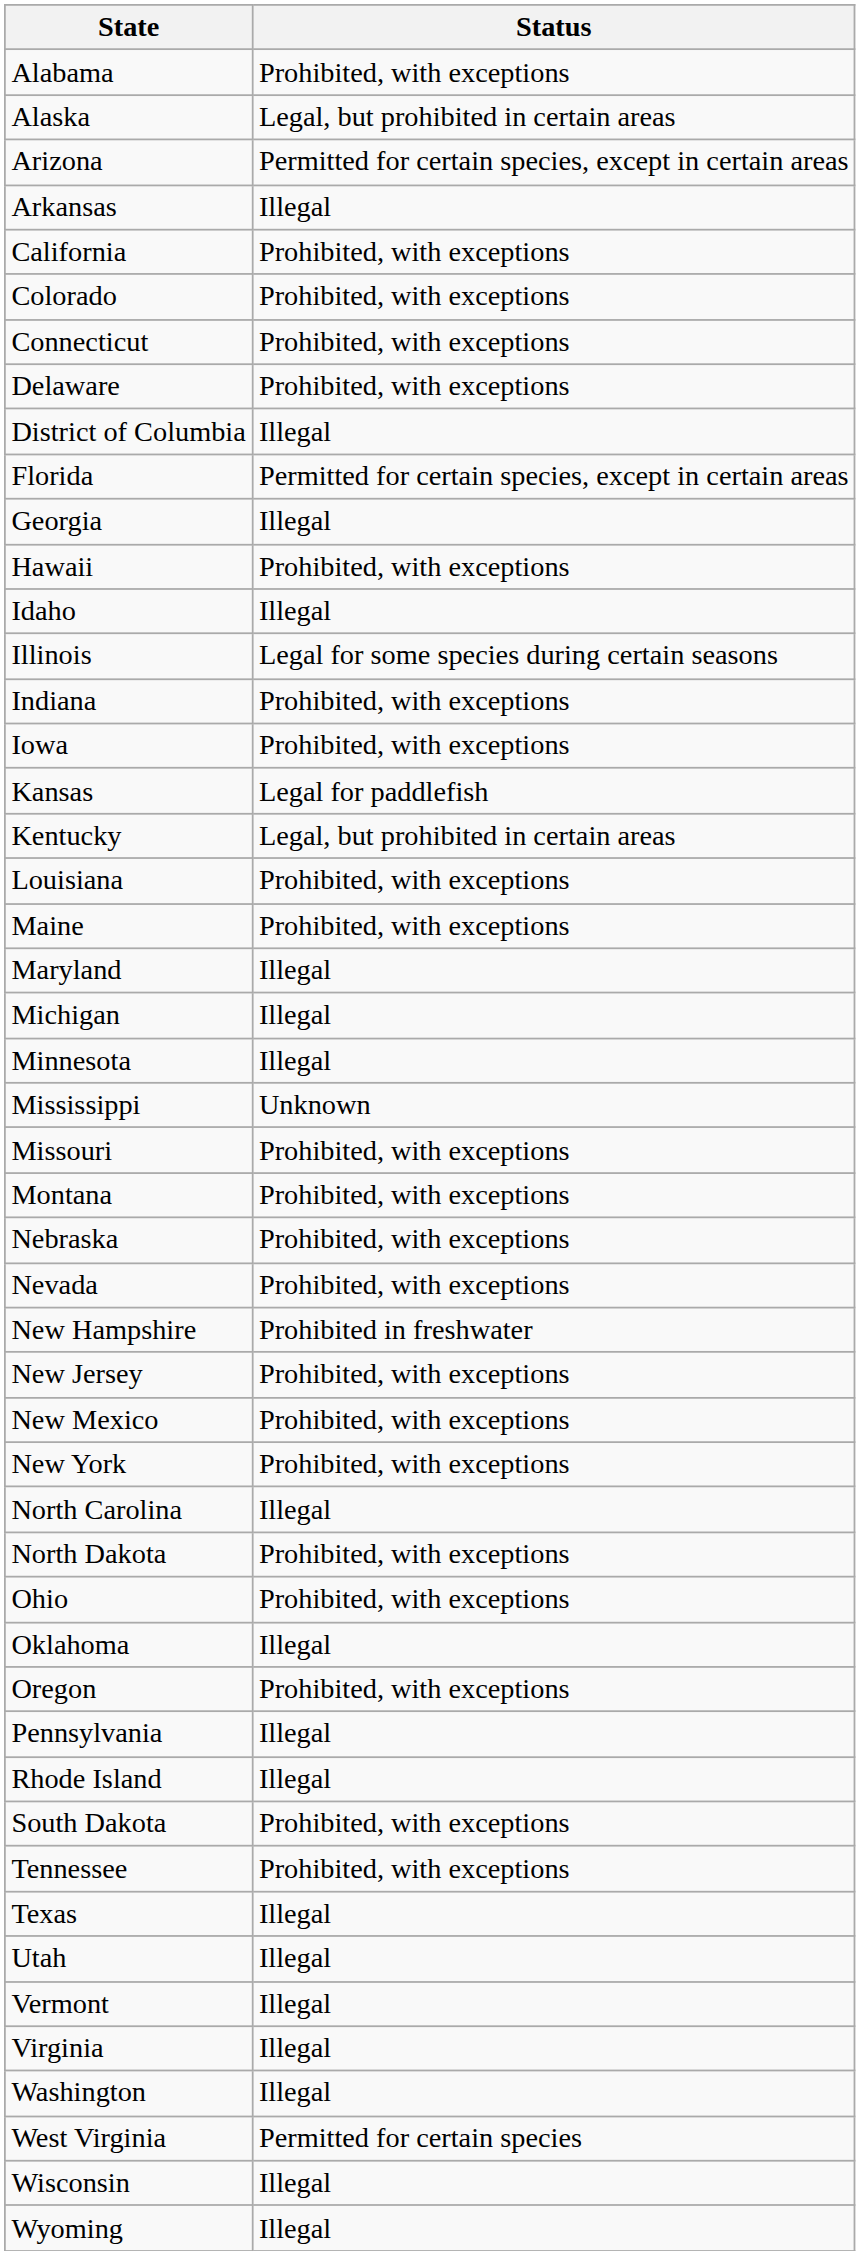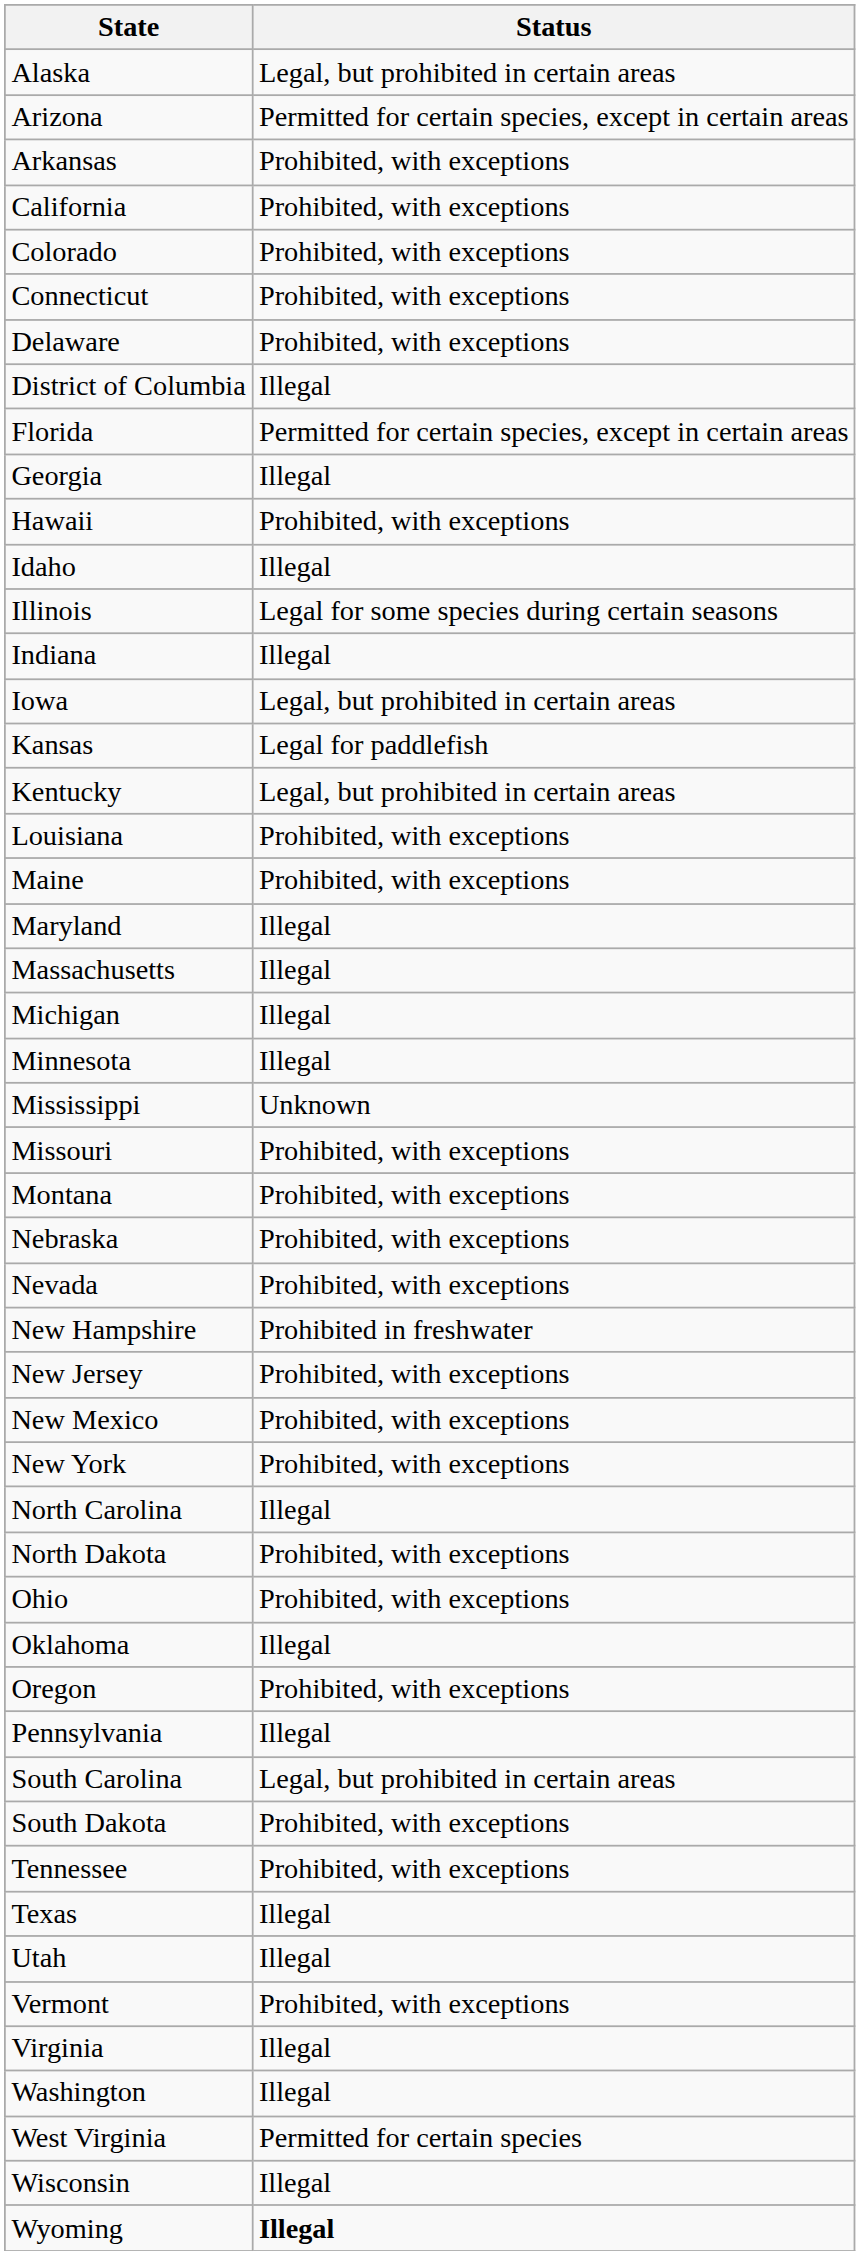- row: (63, 71)
(295, 206) Illegal -> (414, 161) Prohibited, with exceptions
(414, 700) Prohibited, with exceptions -> (295, 655) Illegal
(414, 745) Prohibited, with exceptions -> (467, 700) Legal, but prohibited in certain areas
+ row: (93, 970)
- row: (87, 1778)
+ row: (97, 1778)
(295, 2003) Illegal -> (414, 2003) Prohibited, with exceptions
(295, 2227) normal -> (297, 2227) bold
